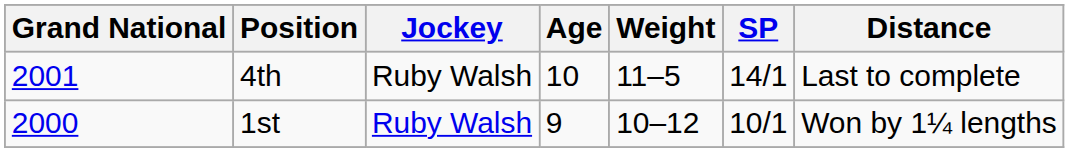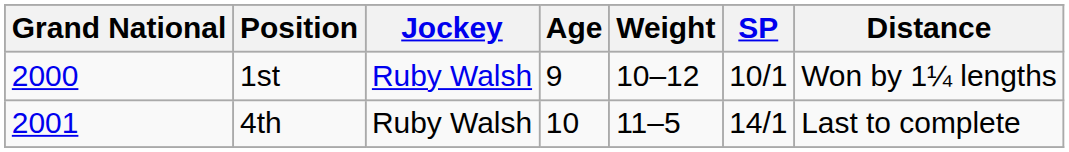rows swapped: (260, 123) <-> (261, 75)
